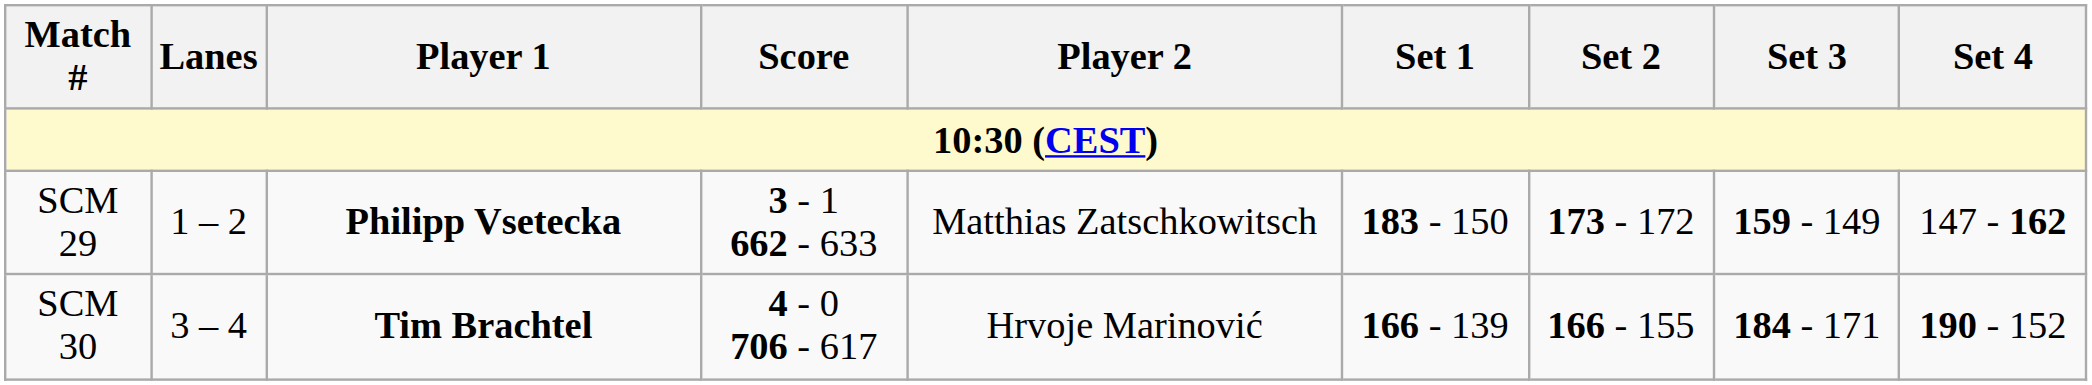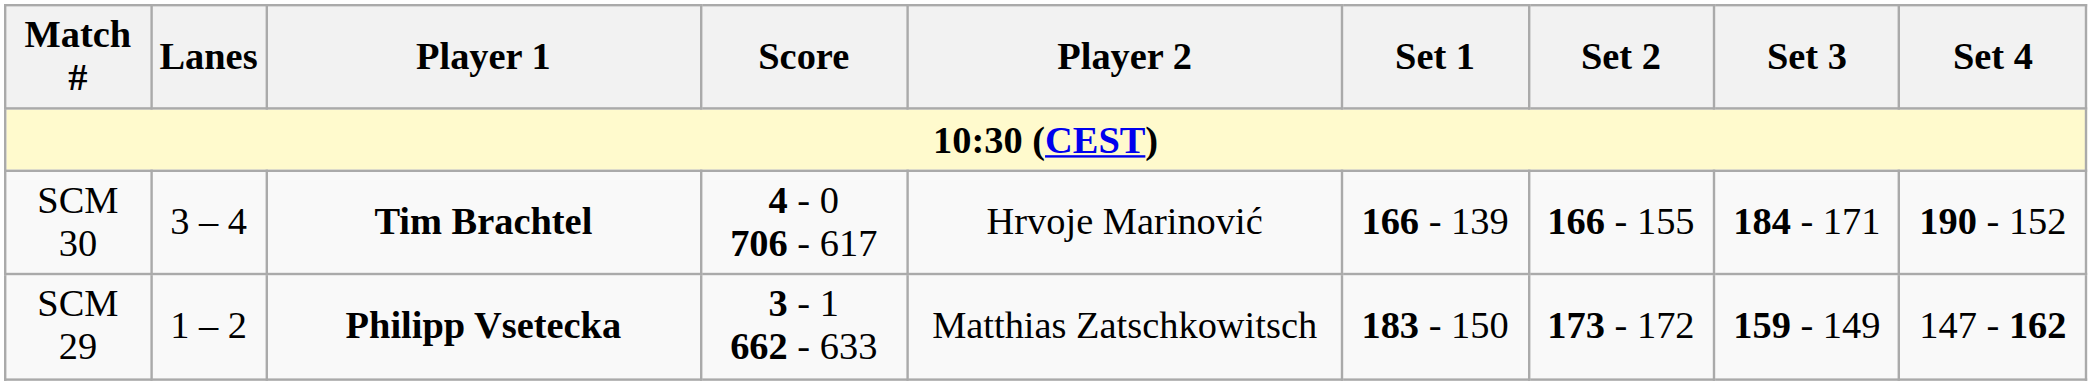rows swapped: (78, 221) <-> (78, 325)
